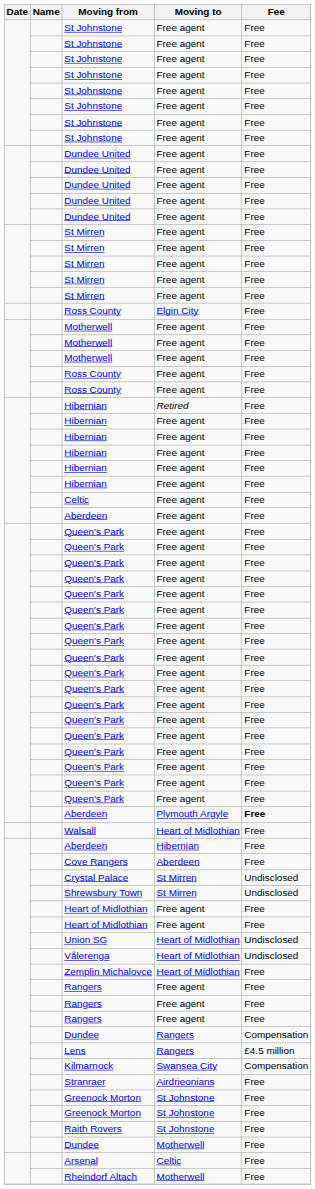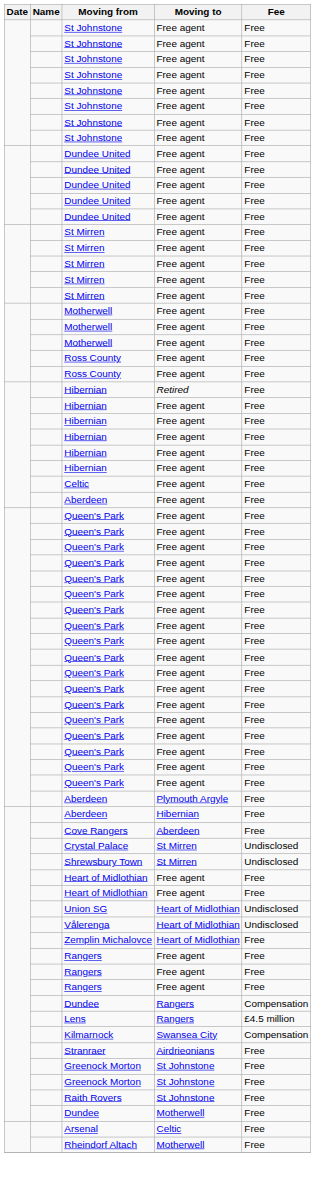- row: (93, 311)
(255, 814) bold -> (255, 798) normal
- row: (80, 830)
